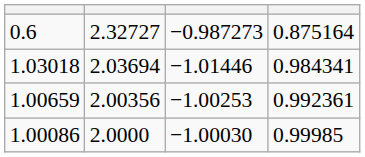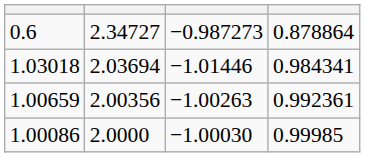(125, 31) 2.32727 -> (125, 31) 2.34727
(314, 31) 0.875164 -> (314, 31) 0.878864
(211, 100) −1.00253 -> (211, 100) −1.00263
